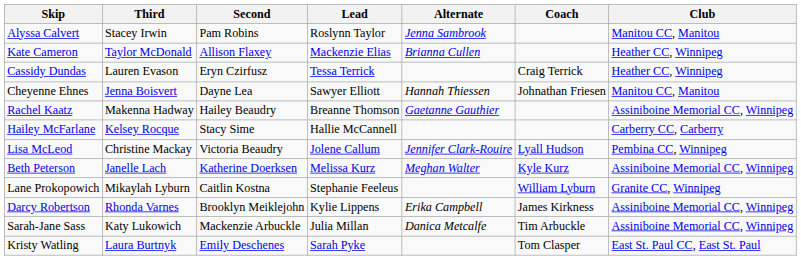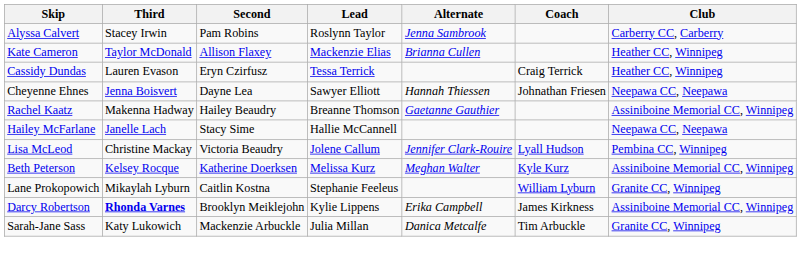(665, 33) Manitou CC, Manitou -> (667, 33) Carberry CC, Carberry
(665, 91) Manitou CC, Manitou -> (669, 91) Neepawa CC, Neepawa
(142, 129) Kelsey Rocque -> (136, 129) Janelle Lach
(667, 129) Carberry CC, Carberry -> (669, 129) Neepawa CC, Neepawa
(136, 168) Janelle Lach -> (142, 168) Kelsey Rocque
(142, 206) normal -> (145, 206) bold
(702, 226) Assiniboine Memorial CC, Winnipeg -> (666, 226) Granite CC, Winnipeg
- row: (43, 245)
